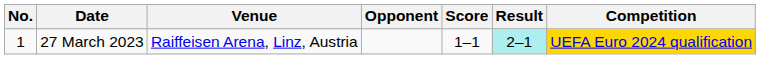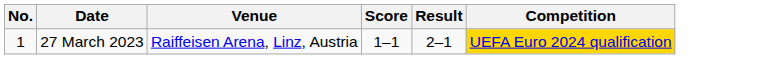- column: (401, 16)
(519, 41) paleturquoise background -> (439, 41) no background
